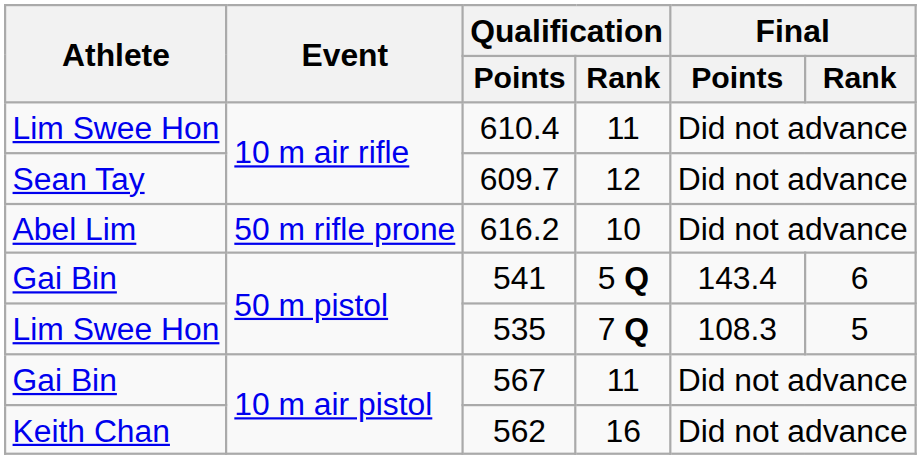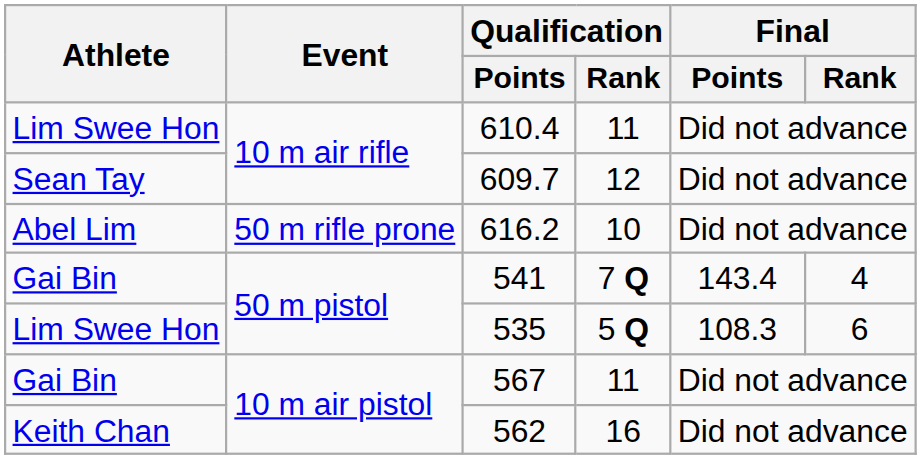(623, 279) 5 Q -> (623, 279) 7 Q
(860, 279) 6 -> (860, 279) 4
(623, 329) 7 Q -> (623, 329) 5 Q
(860, 329) 5 -> (860, 329) 6
